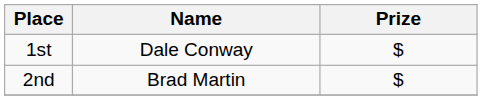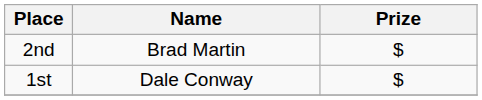rows swapped: (39, 49) <-> (39, 79)
